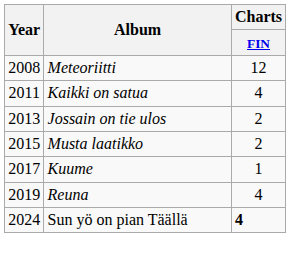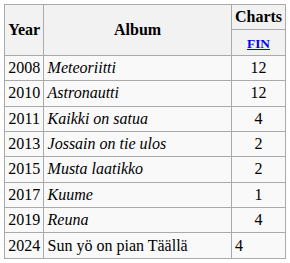+ row: (83, 93)
(239, 220) bold -> (239, 245) normal
